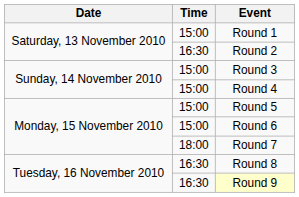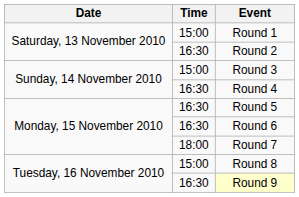(194, 88) 15:00 -> (194, 88) 16:30
(194, 107) 15:00 -> (194, 107) 16:30
(194, 126) 15:00 -> (194, 126) 16:30
(194, 164) 16:30 -> (194, 164) 15:00
